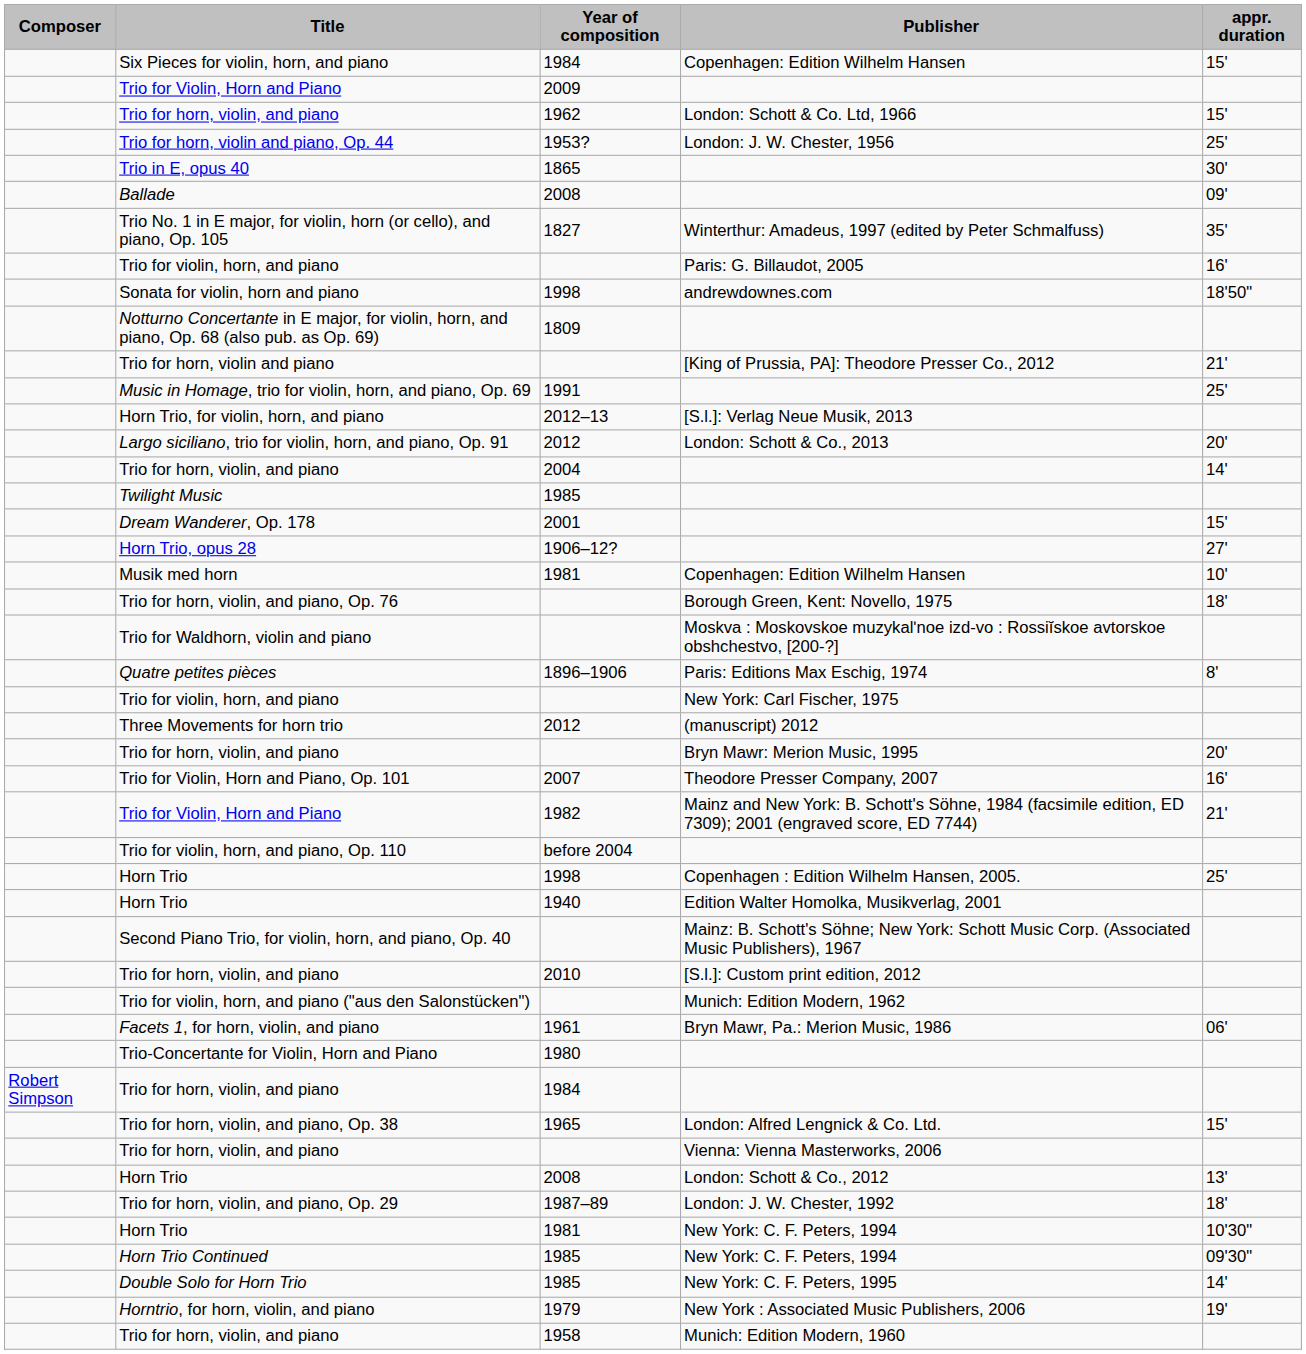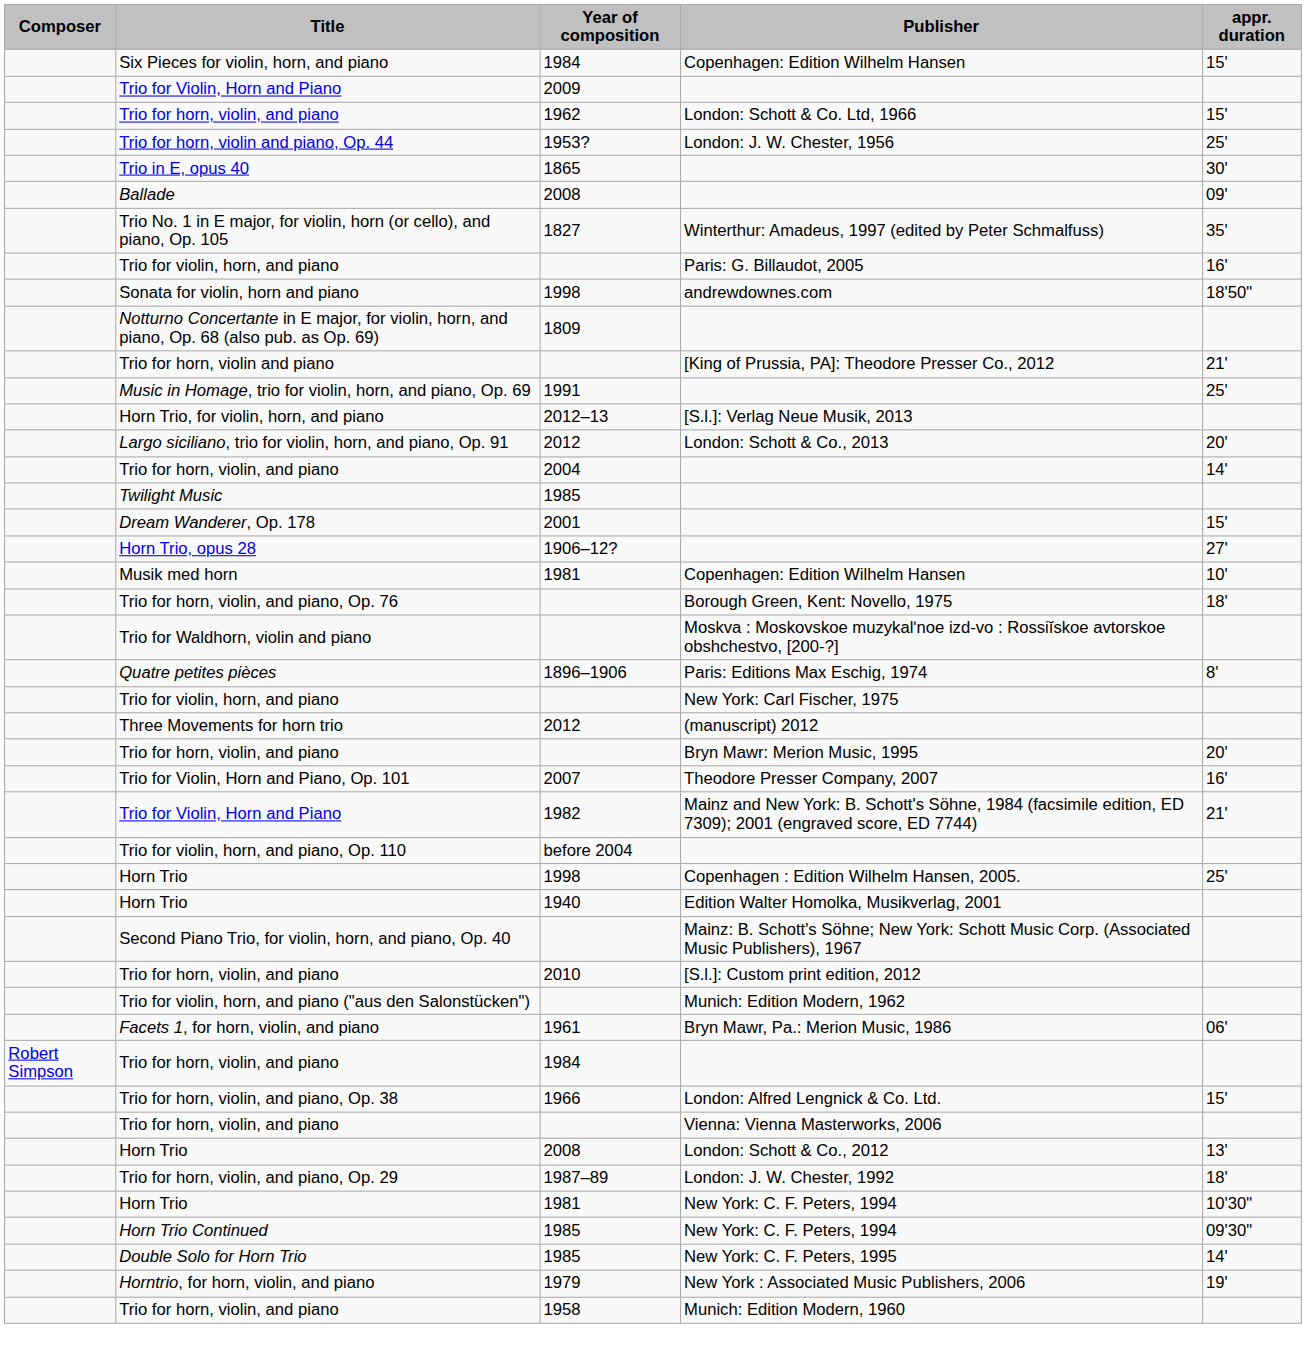- row: (278, 1053)
(562, 1125) 1965 -> (562, 1098) 1966
